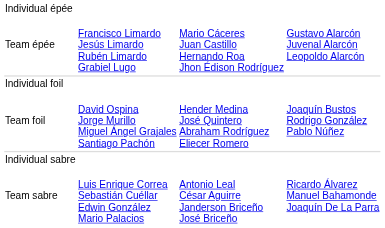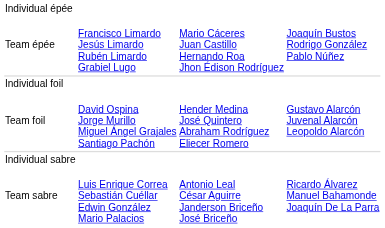(325, 45) Gustavo Alarcón Juvenal Alarcón Leopoldo Alarcón -> (327, 45) Joaquín Bustos Rodrigo González Pablo Núñez
(327, 120) Joaquín Bustos Rodrigo González Pablo Núñez -> (325, 120) Gustavo Alarcón Juvenal Alarcón Leopoldo Alarcón
